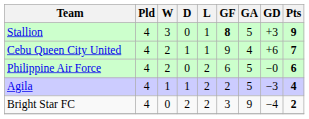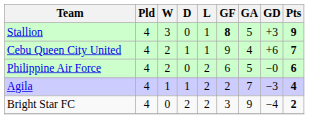(249, 86) 5 -> (249, 86) 7
